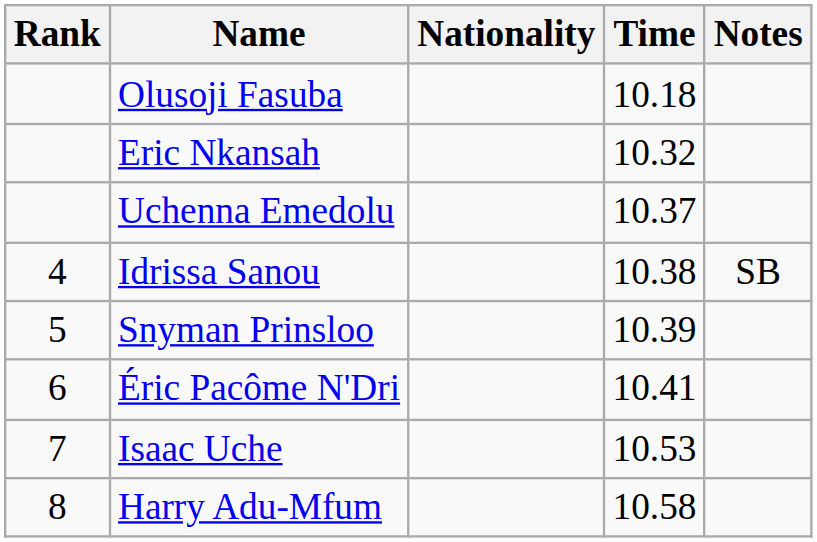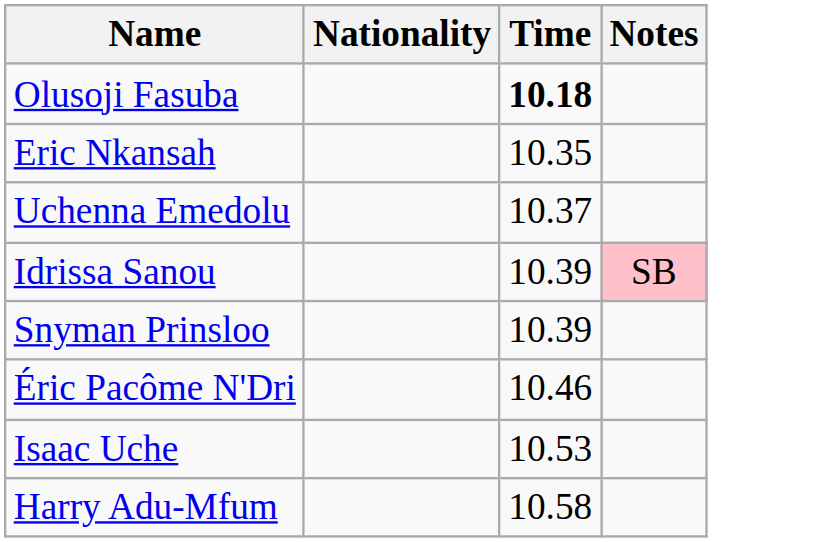- column: (57, 34)
(655, 93) normal -> (550, 93) bold
(655, 152) 10.32 -> (550, 152) 10.35
(655, 270) 10.38 -> (550, 270) 10.39
(758, 270) no background -> (654, 270) pink background
(655, 388) 10.41 -> (550, 388) 10.46
